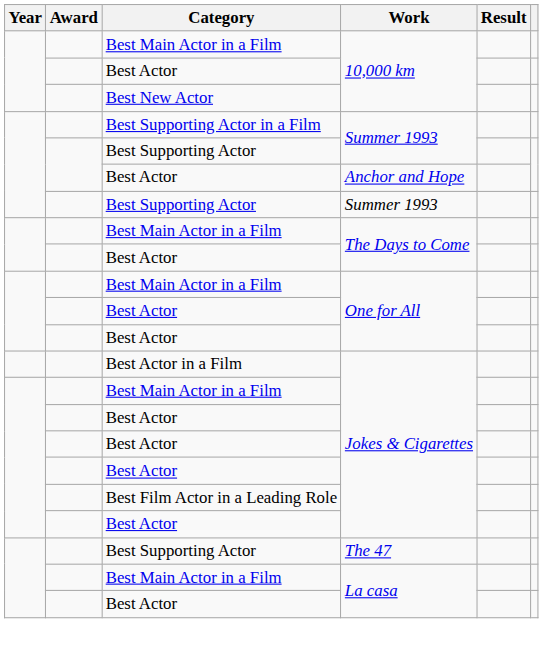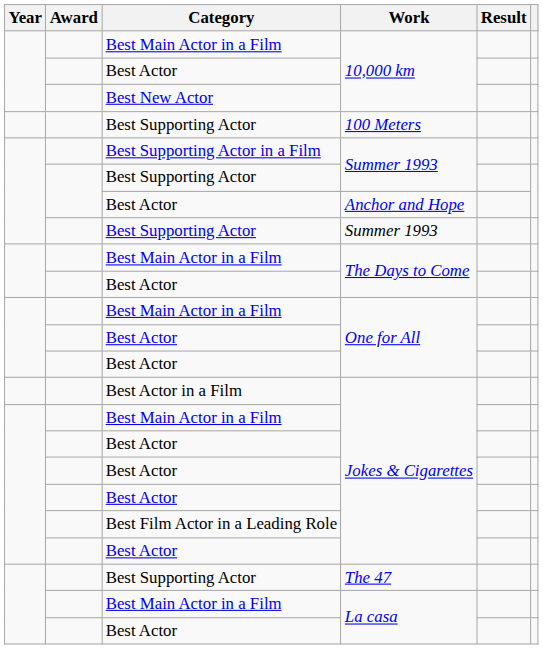+ row: (181, 124)
